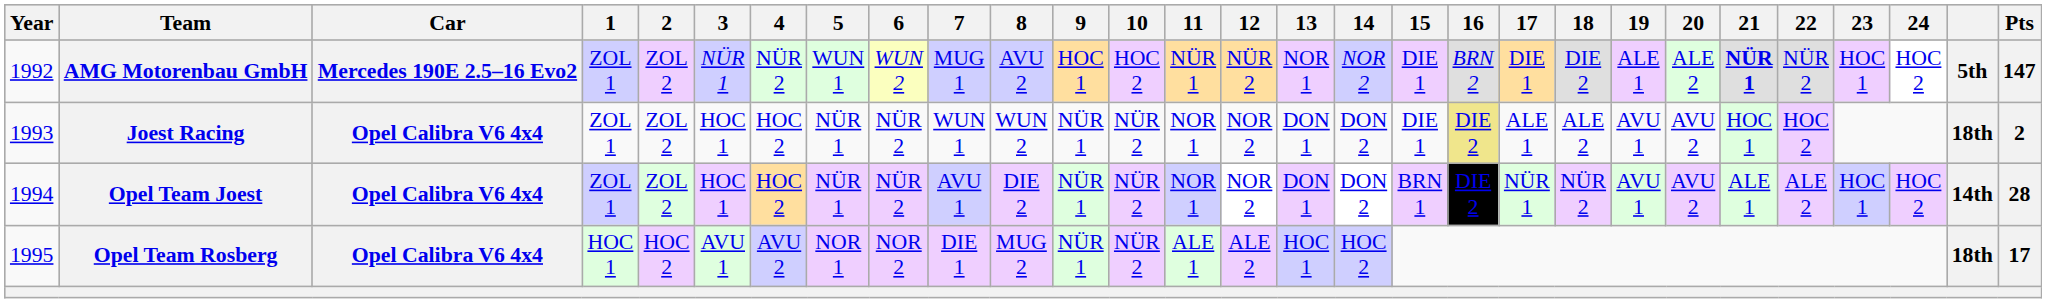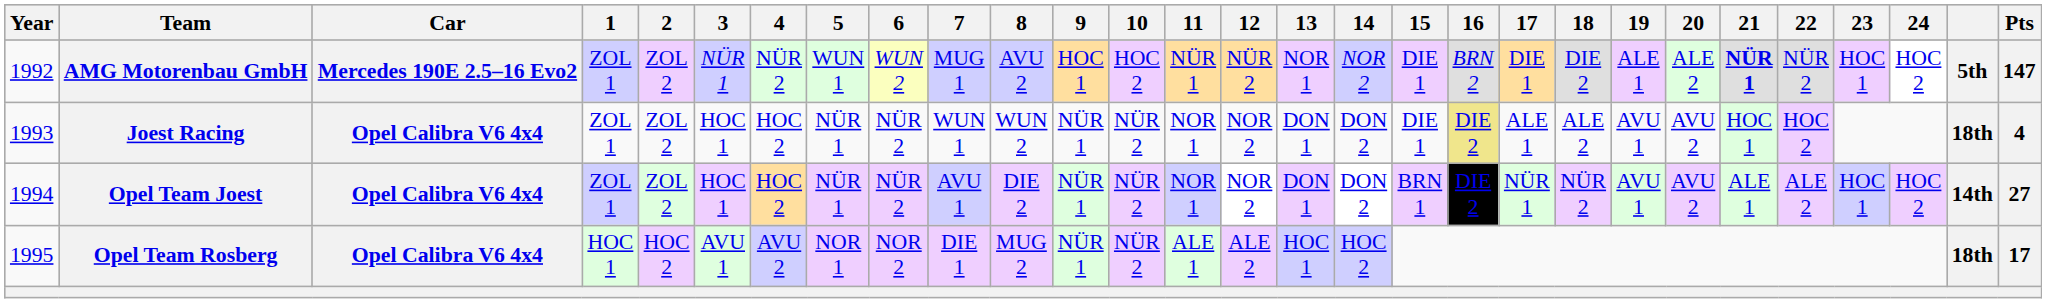(2019, 132) 2 -> (2019, 132) 4
(2019, 193) 28 -> (2019, 193) 27
